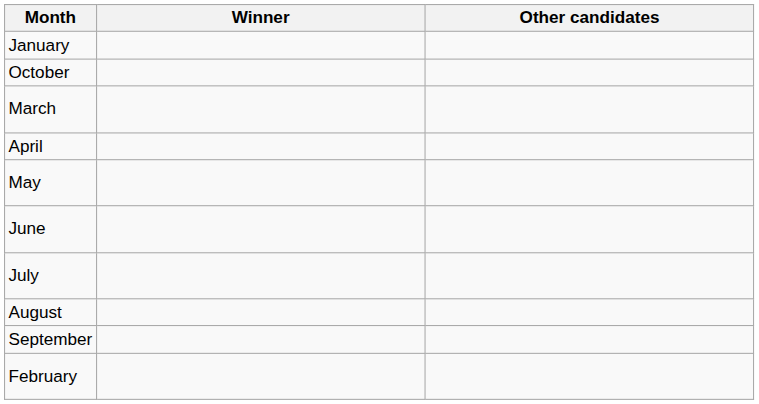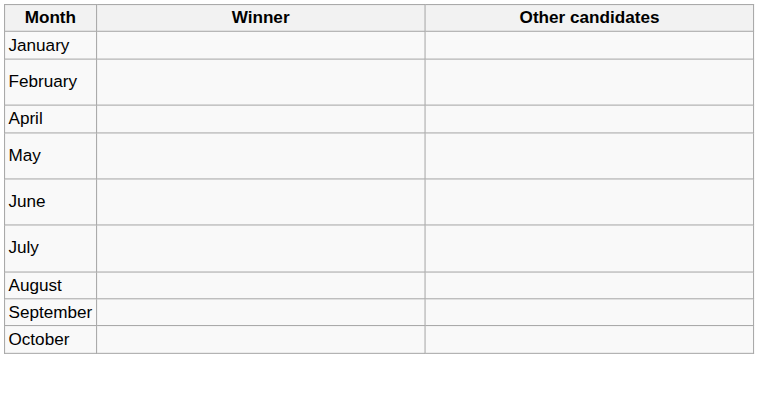rows swapped: (43, 376) <-> (39, 72)
- row: (32, 109)
